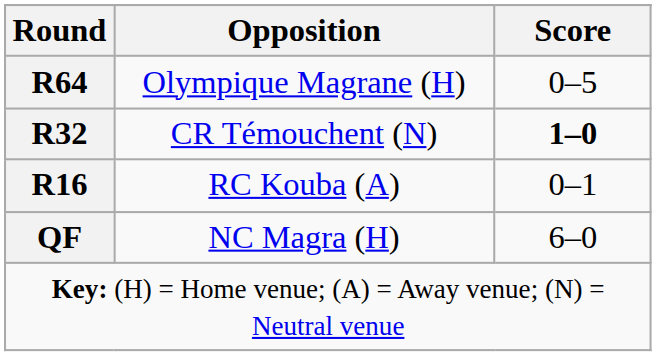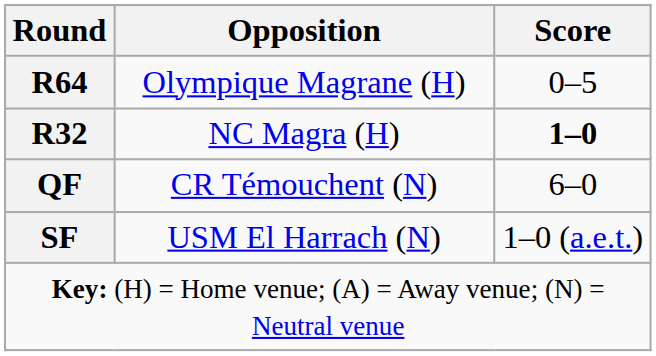(304, 133) CR Témouchent (N) -> (304, 133) NC Magra (H)
- row: (59, 184)
(304, 236) NC Magra (H) -> (304, 184) CR Témouchent (N)
+ row: (59, 236)
